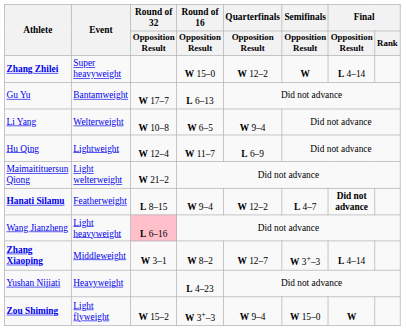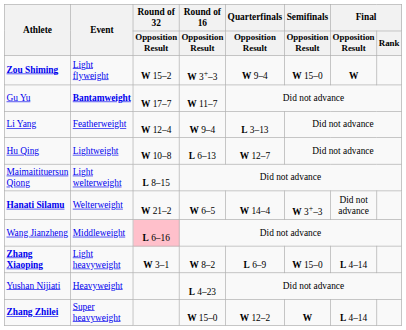rows swapped: (32, 311) <-> (32, 69)
(101, 96) normal -> (102, 98) bold
(200, 101) L 6–13 -> (202, 104) W 11–7
(98, 122) Welterweight -> (99, 125) Featherweight
(154, 128) W 10–8 -> (156, 130) W 12–4
(200, 128) W 6–5 -> (202, 130) W 9–4
(253, 128) W 9–4 -> (255, 130) L 3–13
(154, 154) W 12–4 -> (156, 157) W 10–8
(200, 154) W 11–7 -> (202, 157) L 6–13
(253, 154) L 6–9 -> (255, 157) W 12–7
(154, 181) W 21–2 -> (156, 183) L 8–15
(100, 202) Featherweight -> (98, 205) Welterweight
(154, 207) L 8–15 -> (156, 211) W 21–2
(200, 207) W 9–4 -> (202, 211) W 6–5
(253, 207) W 12–2 -> (255, 211) W 14–4
(305, 207) L 4–7 -> (307, 211) W 3+–3
(352, 202) bold -> (354, 205) normal
(97, 228) Light heavyweight -> (99, 233) Middleweight
(100, 256) Middleweight -> (97, 259) Light heavyweight
(253, 261) W 12–7 -> (255, 265) L 6–9
(305, 261) W 3+–3 -> (307, 265) W 15–0
